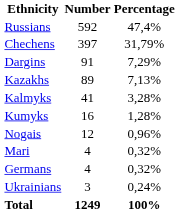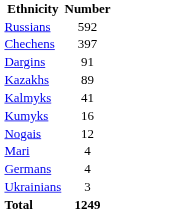- column: (144, 8)
